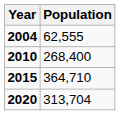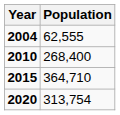(67, 99) 313,704 -> (67, 99) 313,754
